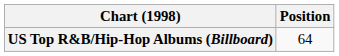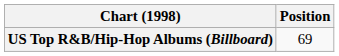(305, 39) 64 -> (305, 39) 69
